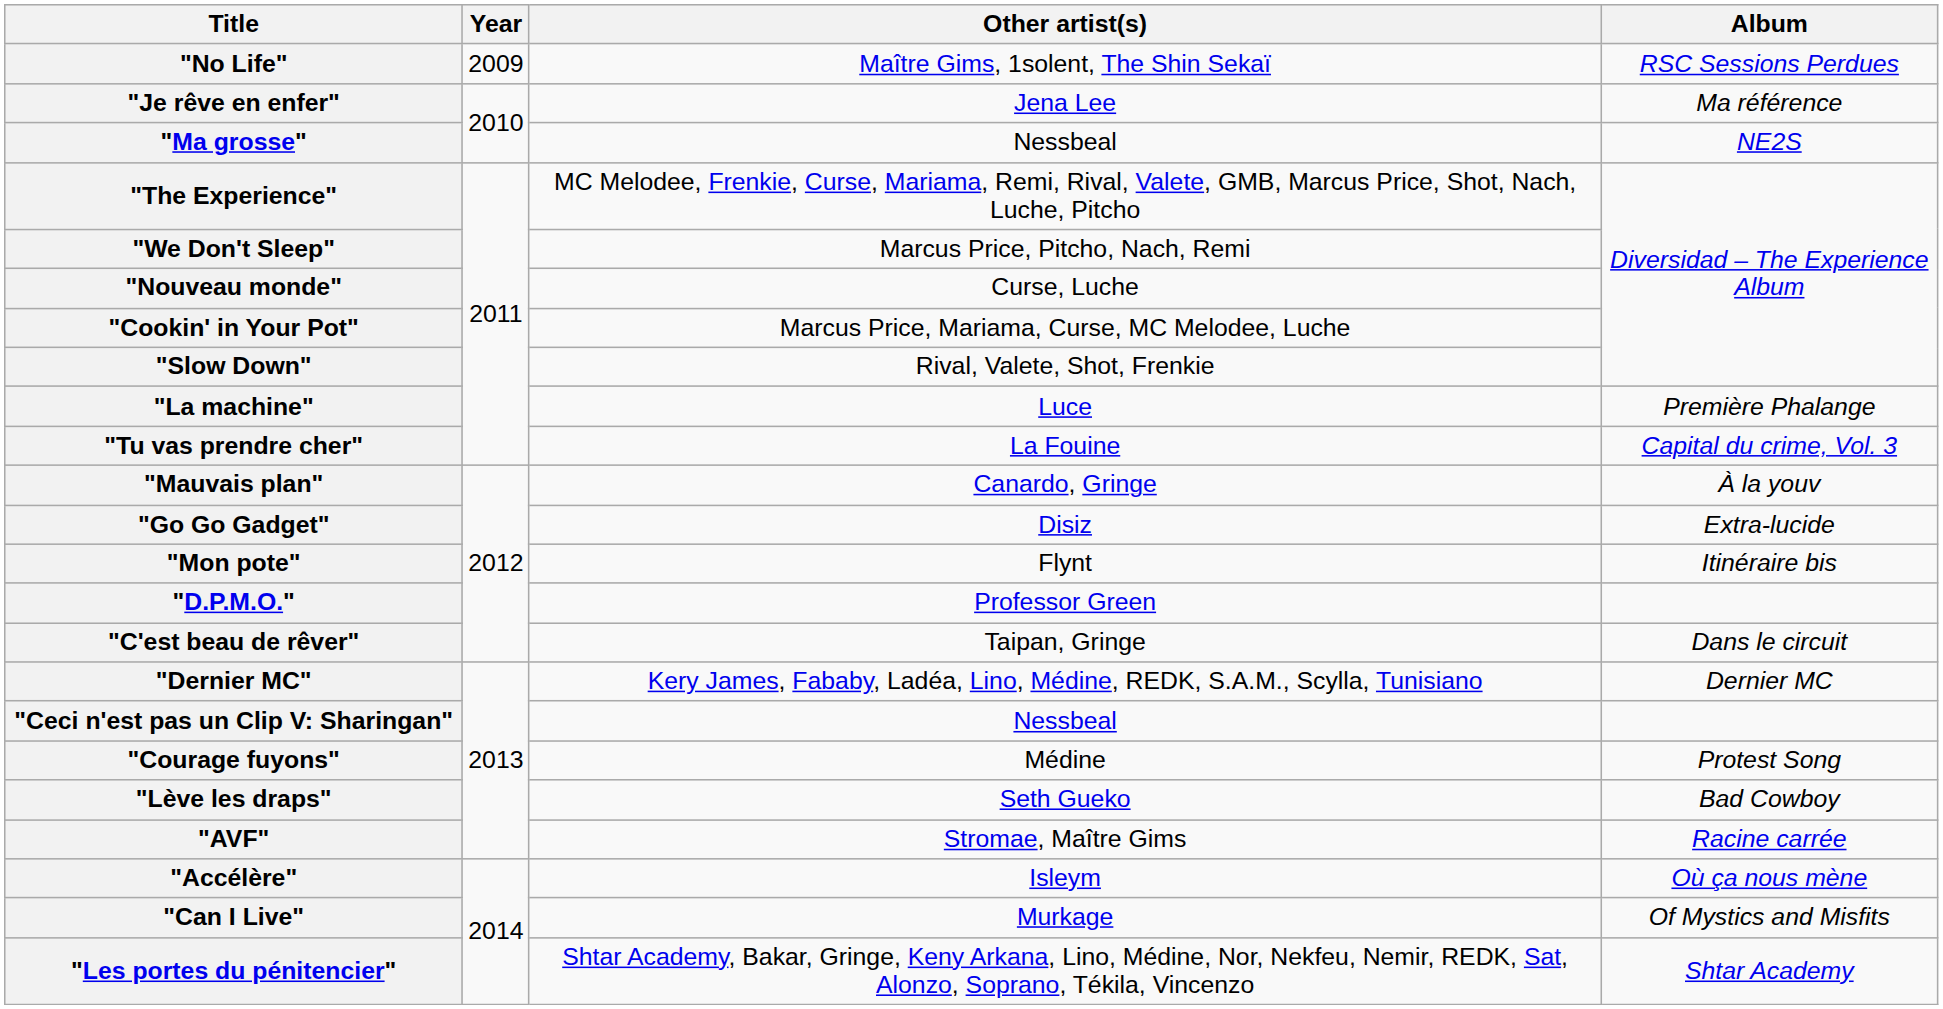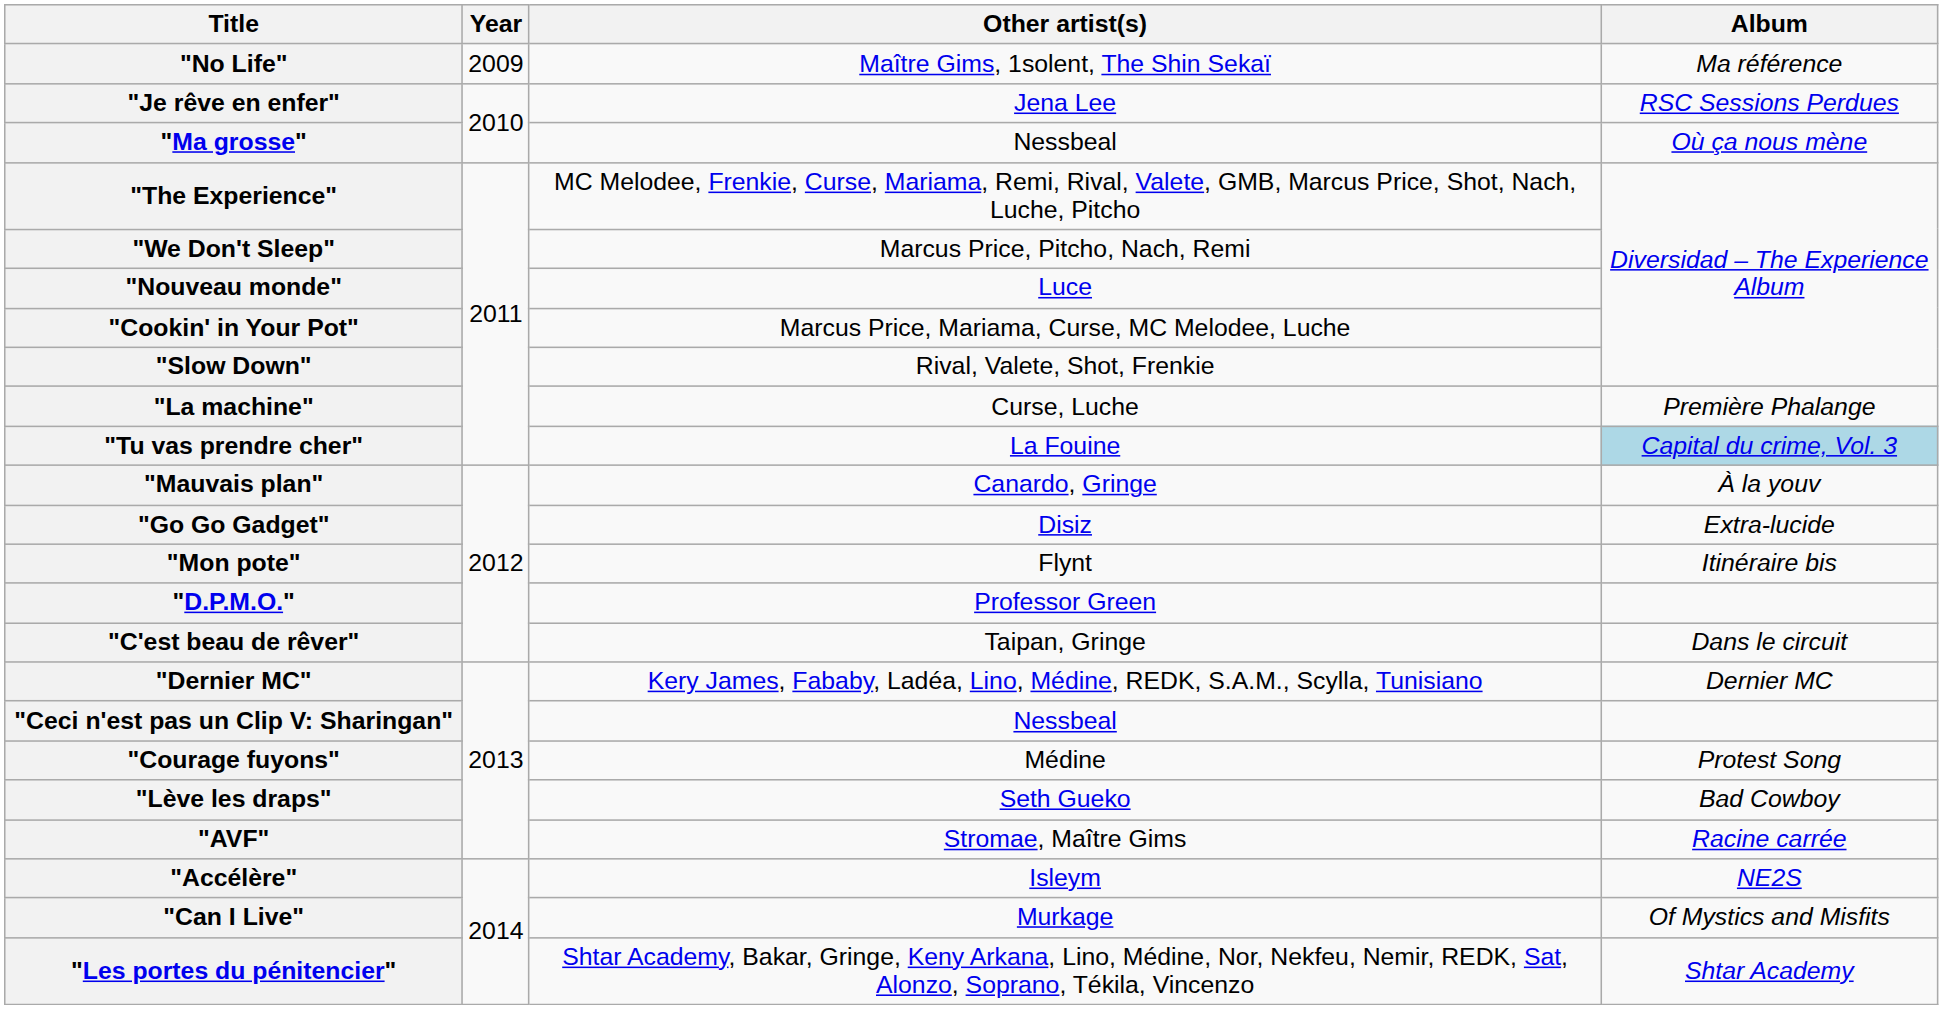(1769, 63) RSC Sessions Perdues -> (1769, 63) Ma référence
(1769, 102) Ma référence -> (1769, 102) RSC Sessions Perdues
(1769, 142) NE2S -> (1769, 142) Où ça nous mène
(1065, 288) Curse, Luche -> (1065, 288) Luce
(1065, 406) Luce -> (1065, 406) Curse, Luche
(1769, 445) no background -> (1769, 445) lightblue background
(1769, 878) Où ça nous mène -> (1769, 878) NE2S
